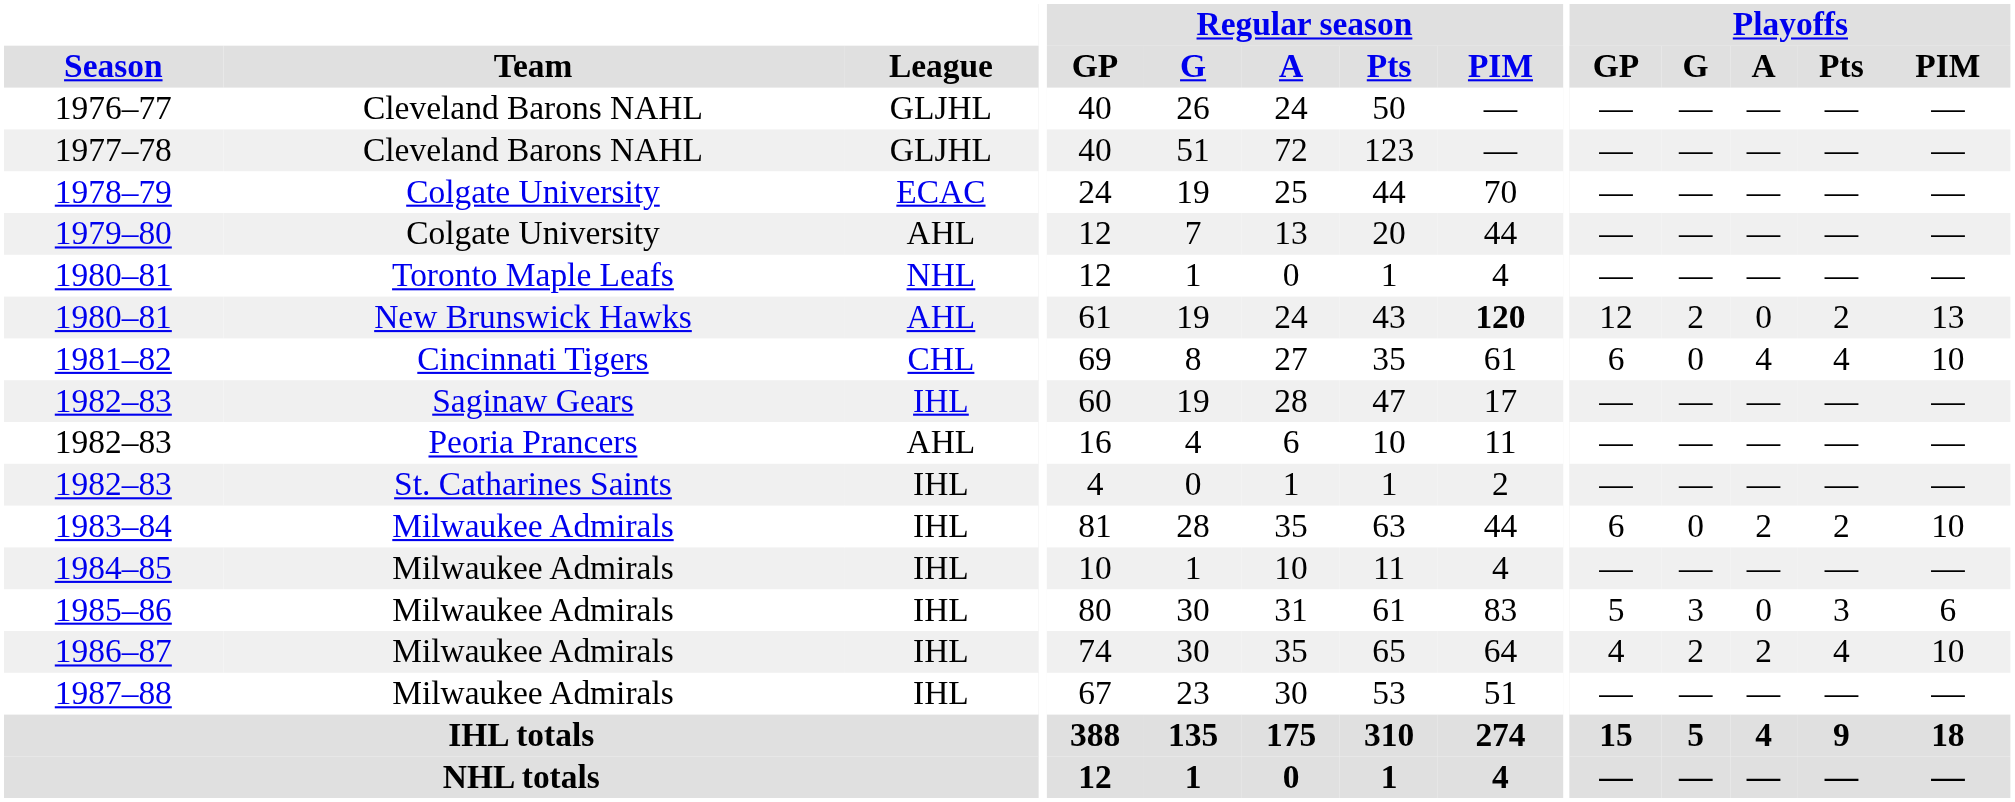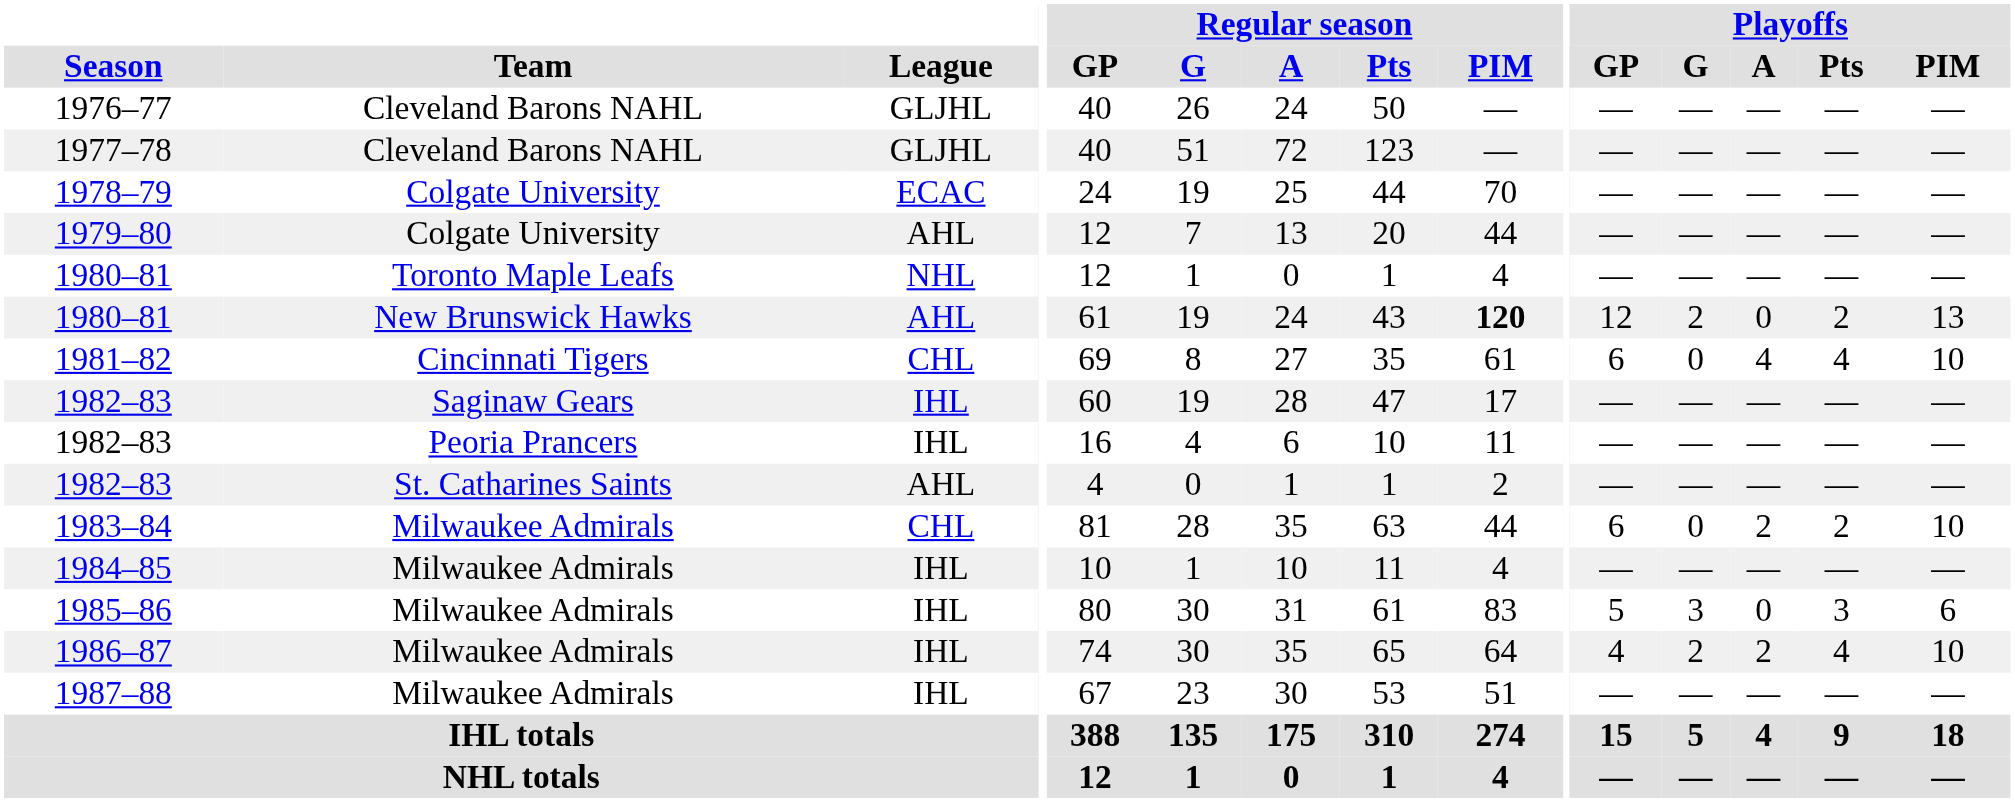(941, 442) AHL -> (941, 442) IHL
(941, 484) IHL -> (941, 484) AHL
(941, 525) IHL -> (941, 525) CHL
